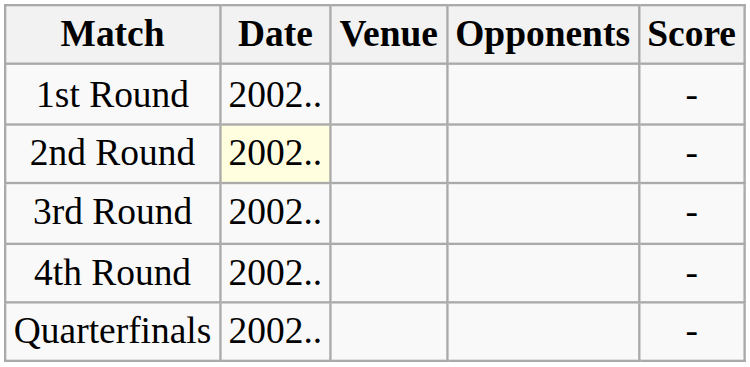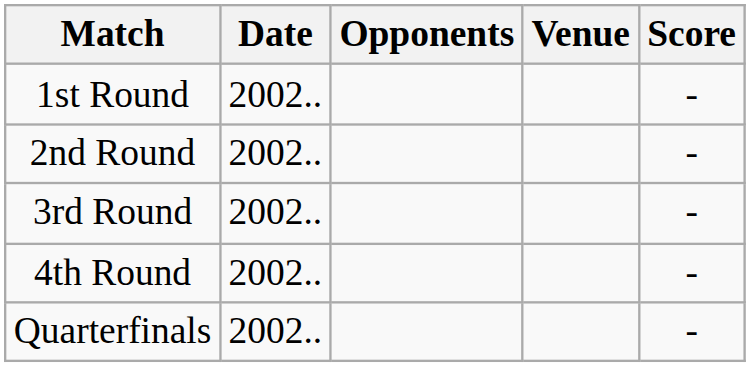columns swapped: (389, 34) <-> (543, 34)
(275, 152) lightyellow background -> (275, 152) no background
